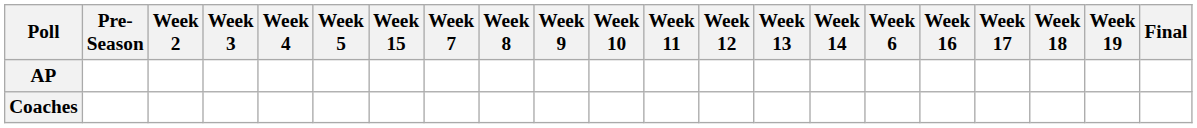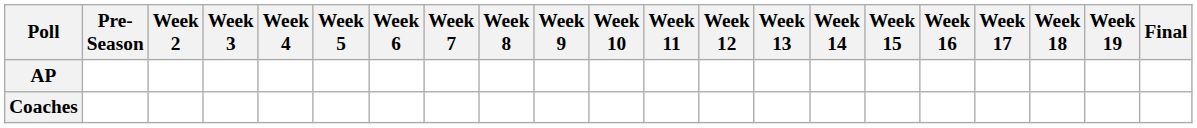columns swapped: (892, 32) <-> (396, 32)
